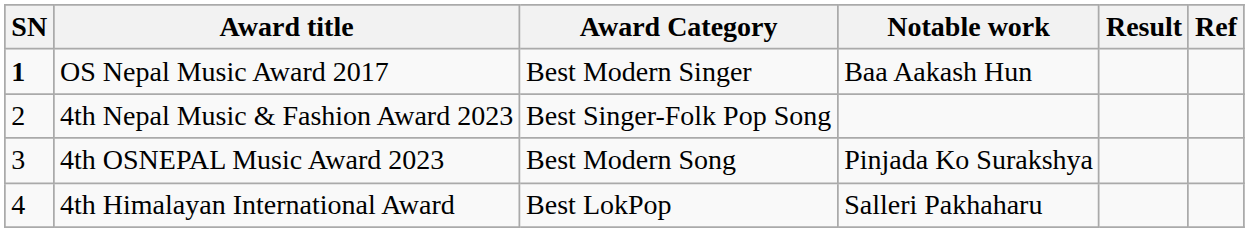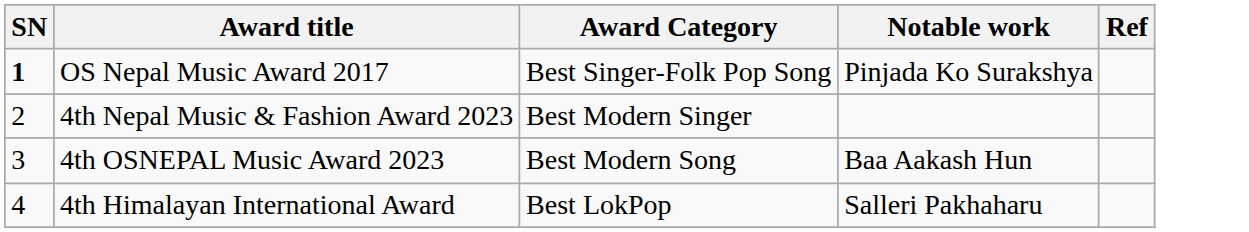- column: (1144, 26)
(639, 71) Best Modern Singer -> (679, 71) Best Singer-Folk Pop Song
(938, 71) Baa Aakash Hun -> (969, 71) Pinjada Ko Surakshya
(679, 115) Best Singer-Folk Pop Song -> (639, 115) Best Modern Singer
(969, 159) Pinjada Ko Surakshya -> (938, 159) Baa Aakash Hun
